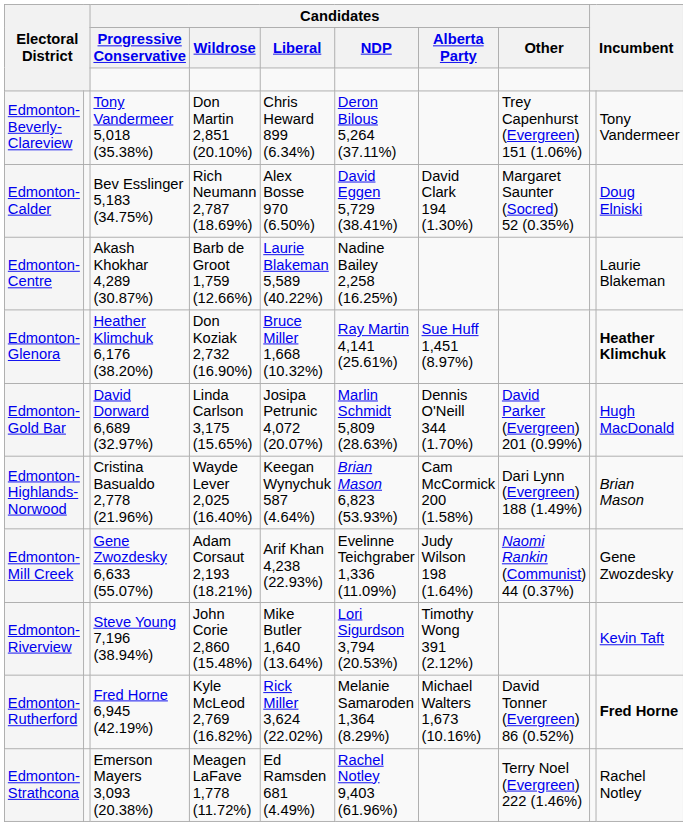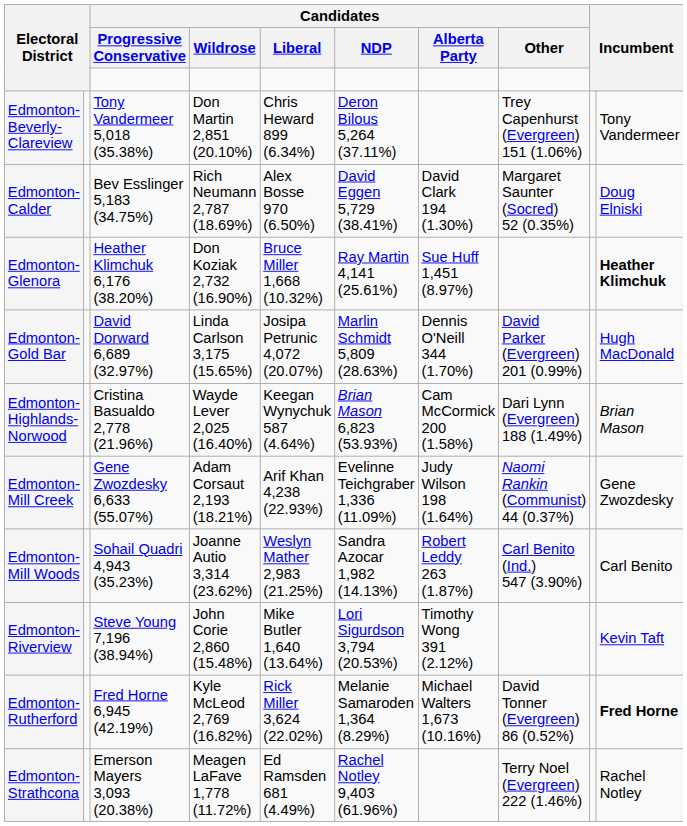- row: (44, 273)
+ row: (44, 565)
